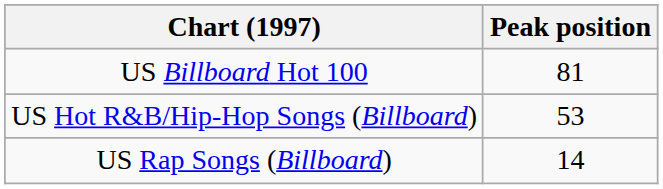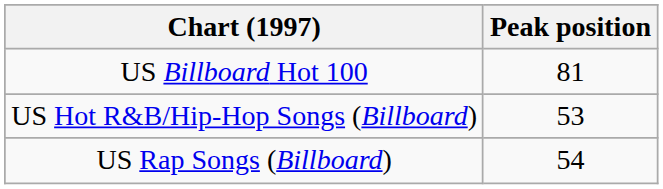(570, 159) 14 -> (570, 159) 54
